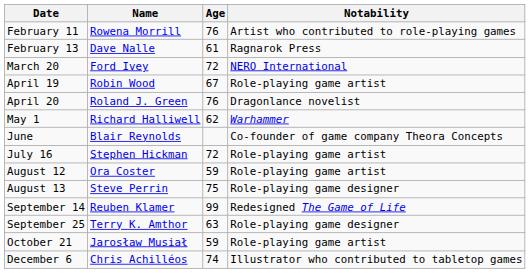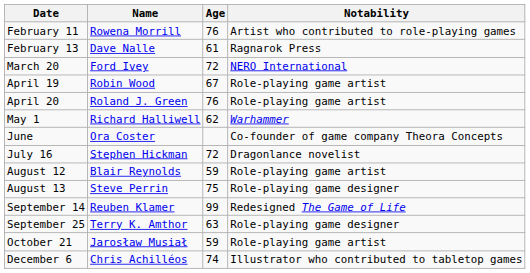(295, 101) Dragonlance novelist -> (308, 101) Role-playing game artist
(136, 136) Blair Reynolds -> (123, 136) Ora Coster
(308, 154) Role-playing game artist -> (295, 154) Dragonlance novelist
(123, 171) Ora Coster -> (136, 171) Blair Reynolds
